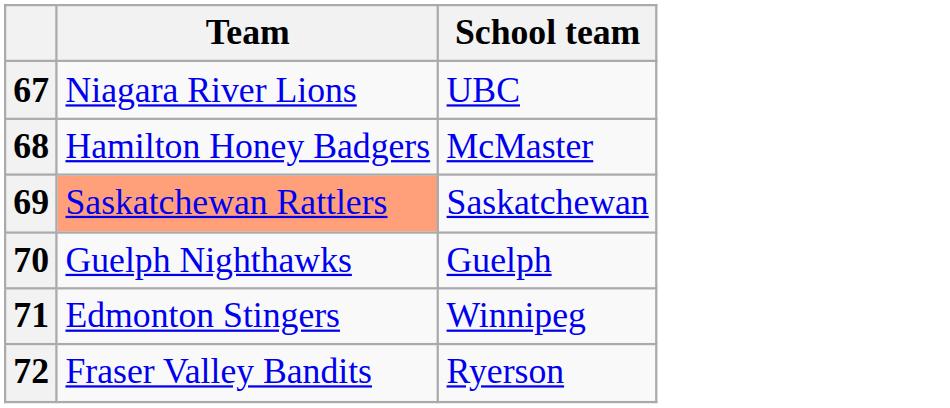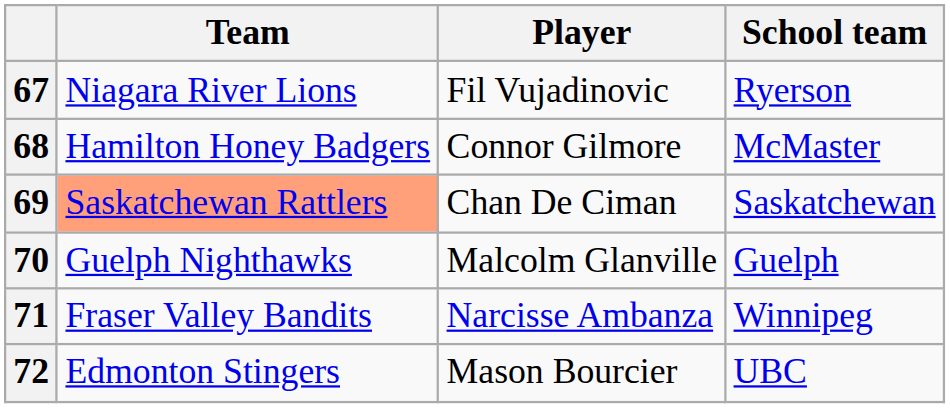+ column: (582, 32)
(483, 89) UBC -> (792, 89) Ryerson
(203, 315) Edmonton Stingers -> (219, 315) Fraser Valley Bandits
(219, 372) Fraser Valley Bandits -> (203, 372) Edmonton Stingers
(505, 372) Ryerson -> (770, 372) UBC
